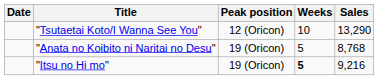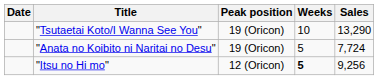(257, 30) 12 (Oricon) -> (257, 30) 19 (Oricon)
(351, 48) 8,768 -> (351, 48) 7,724
(257, 65) 19 (Oricon) -> (257, 65) 12 (Oricon)
(351, 65) 9,216 -> (351, 65) 9,256
